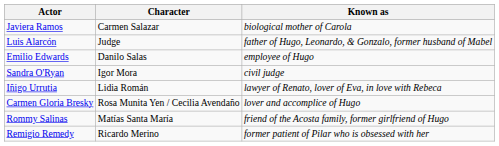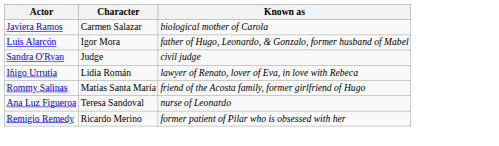(109, 42) Judge -> (100, 42) Igor Mora
- row: (38, 57)
(117, 73) Igor Mora -> (92, 57) Judge
- row: (50, 103)
+ row: (41, 103)
